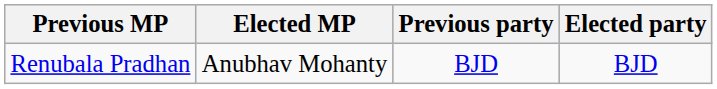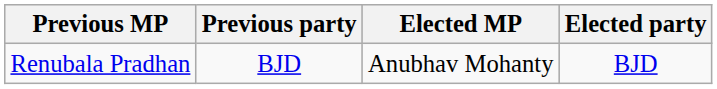columns swapped: (476, 24) <-> (295, 24)
